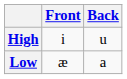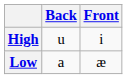columns swapped: (63, 16) <-> (103, 16)
